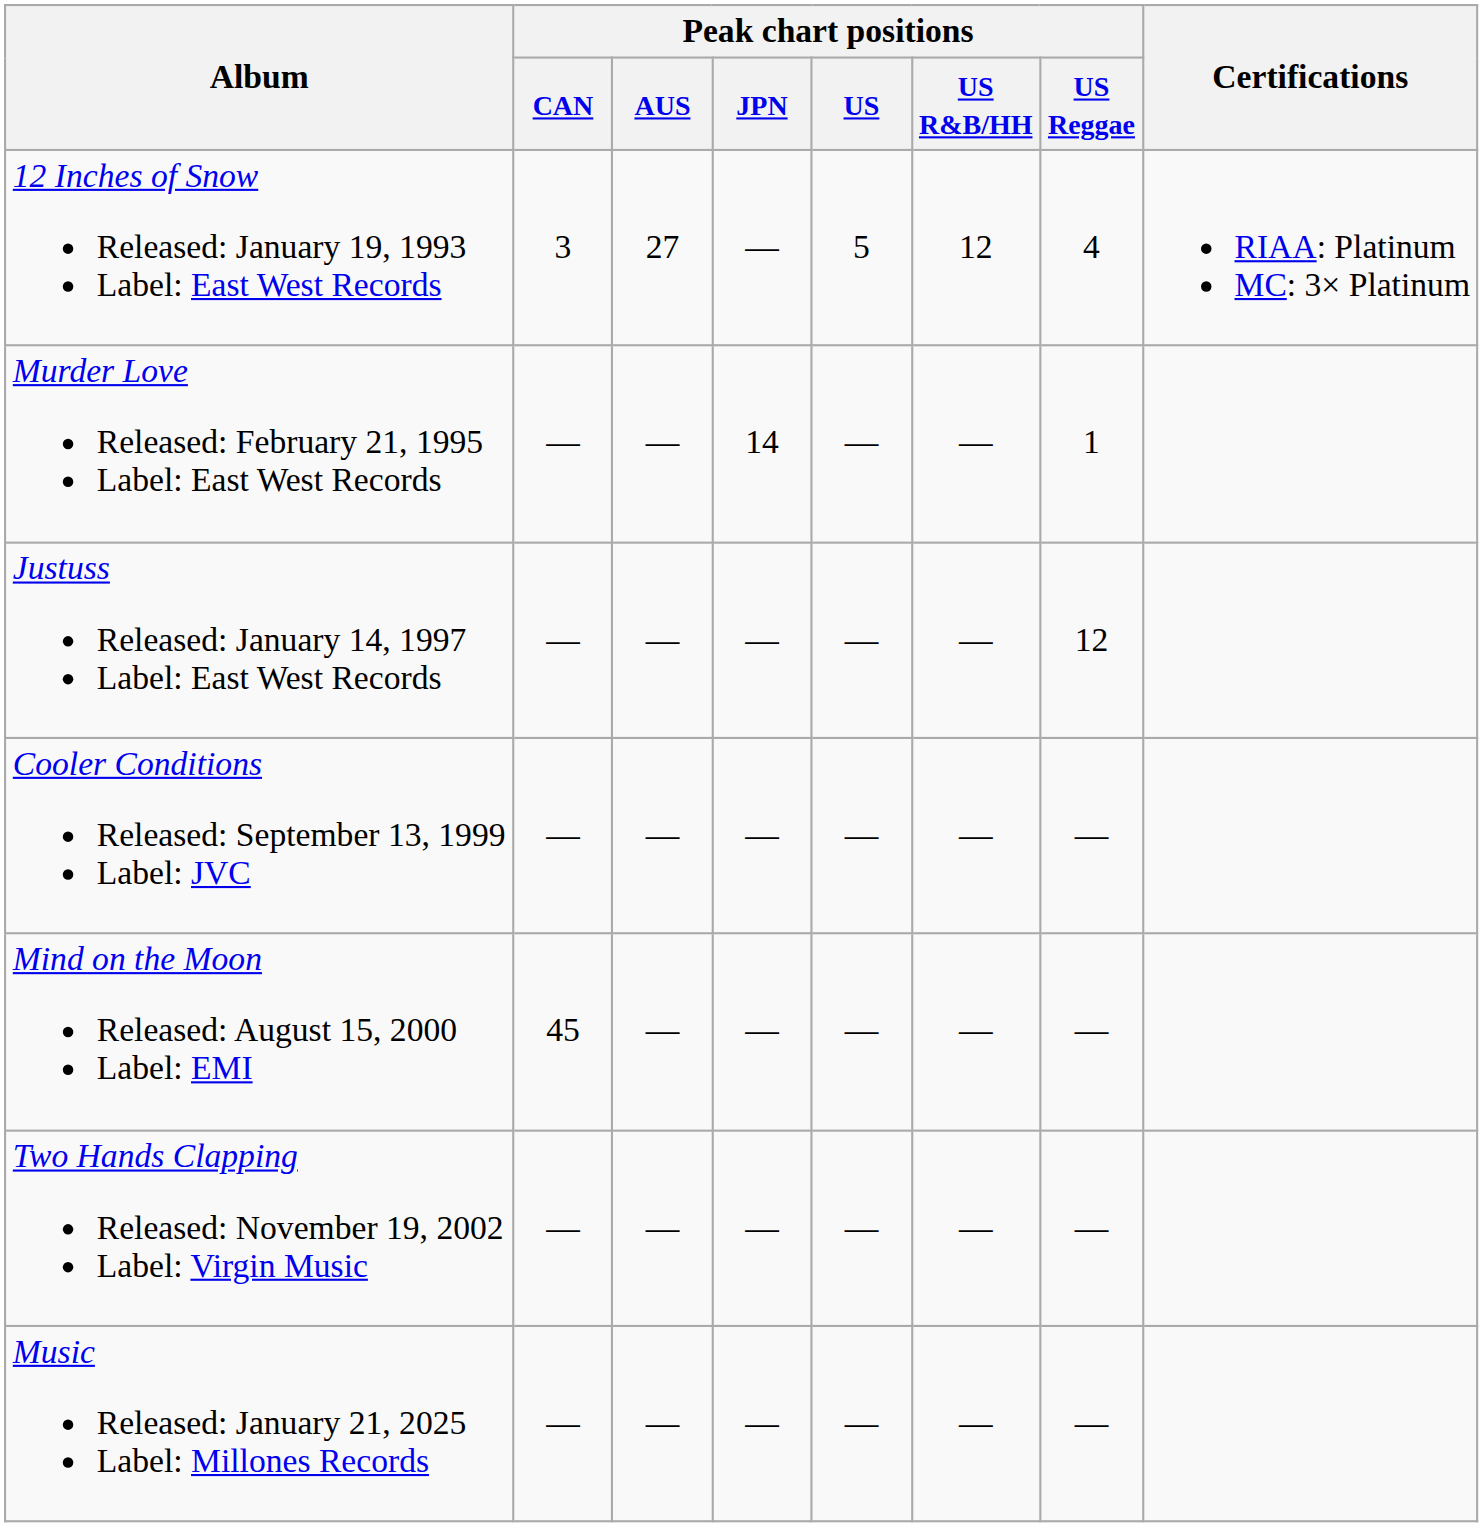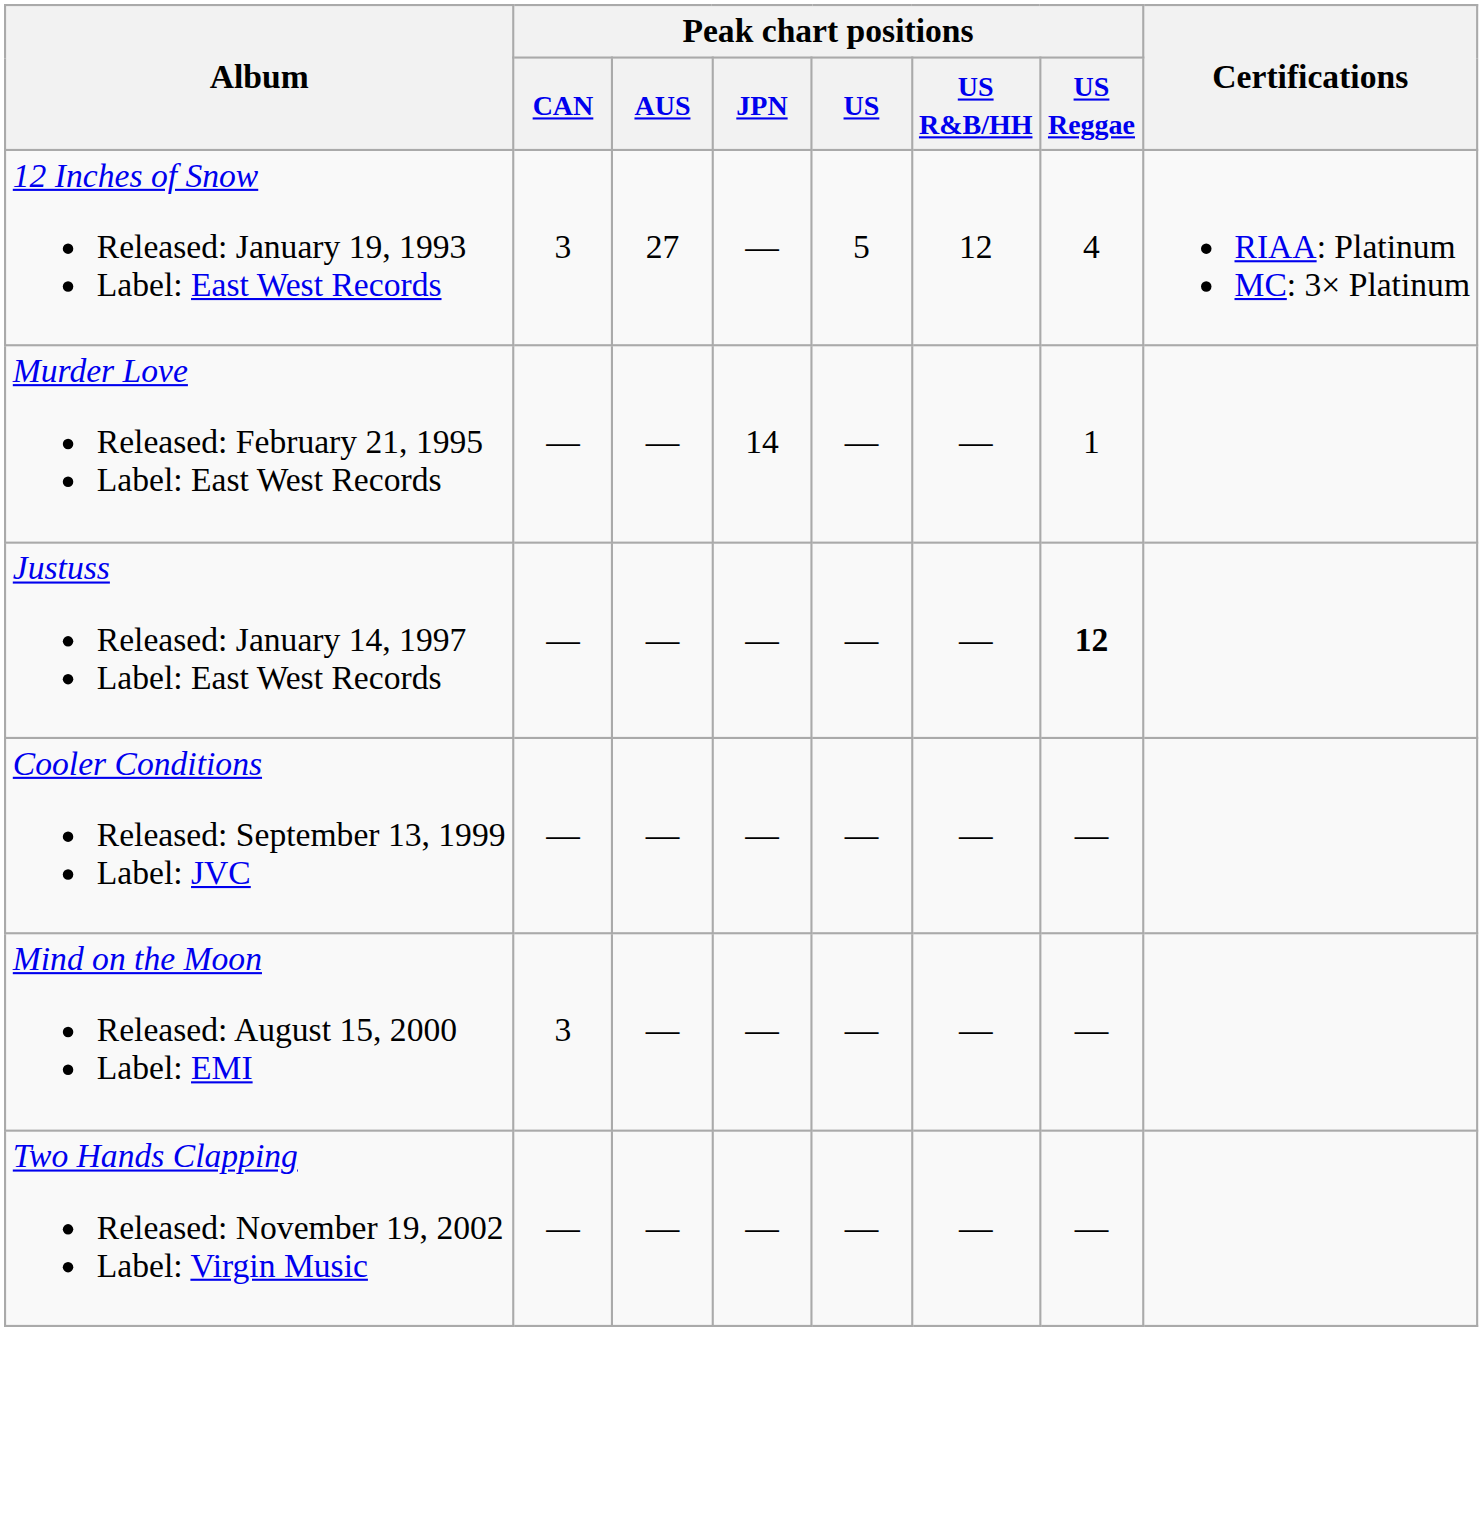(1091, 639) normal -> (1091, 639) bold
(563, 1031) 45 -> (563, 1031) 3
- row: (259, 1407)
